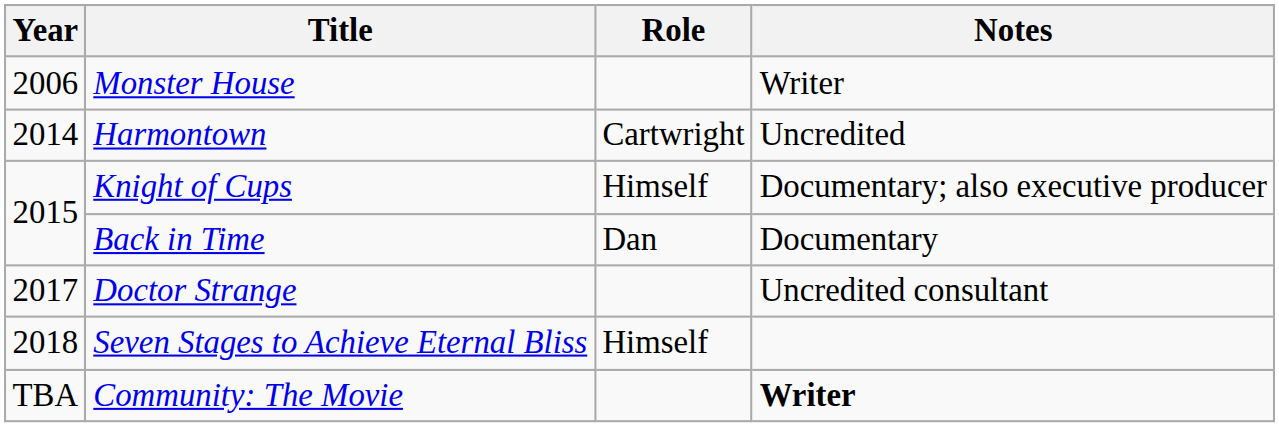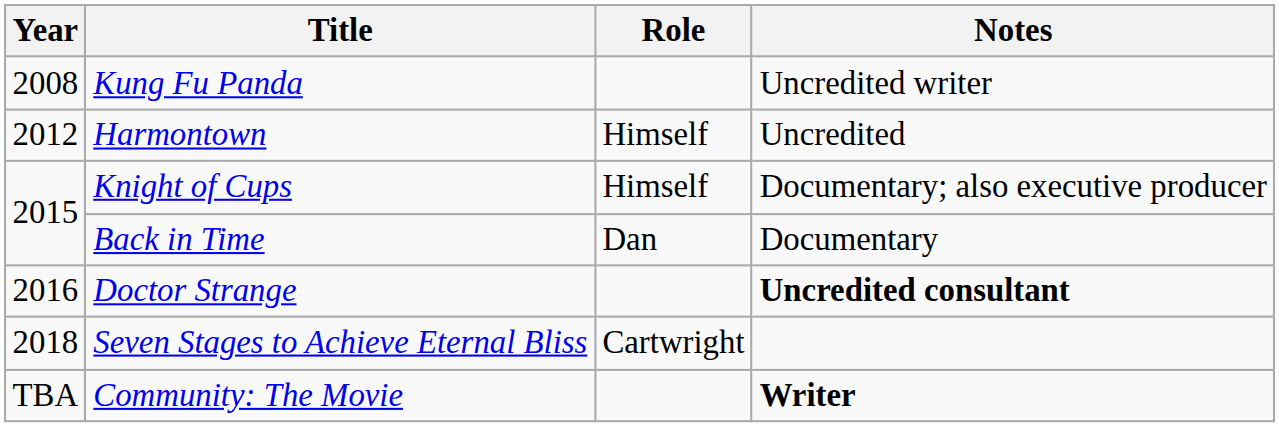- row: (194, 82)
+ row: (198, 82)
(45, 134) 2014 -> (45, 134) 2012
(673, 134) Cartwright -> (655, 134) Himself
(45, 290) 2017 -> (45, 290) 2016
(904, 290) normal -> (915, 290) bold
(655, 342) Himself -> (673, 342) Cartwright
